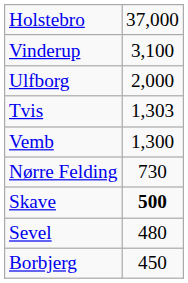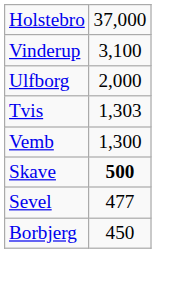- row: (63, 171)
(153, 232) 480 -> (120, 202) 477
